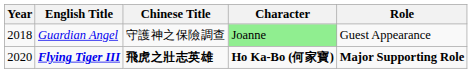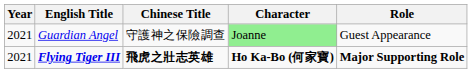(20, 35) 2018 -> (20, 35) 2021
(20, 57) 2020 -> (20, 57) 2021
